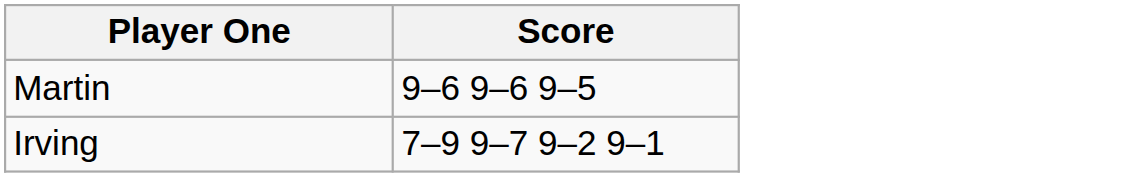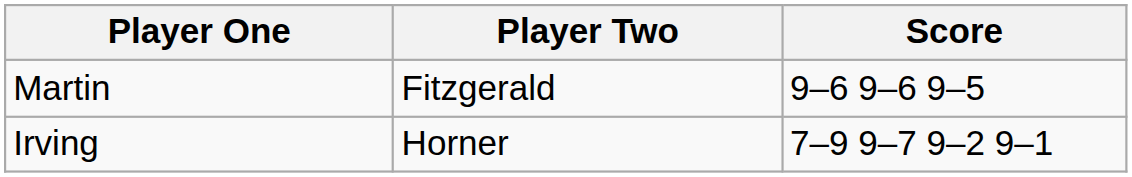+ column: (588, 32)
